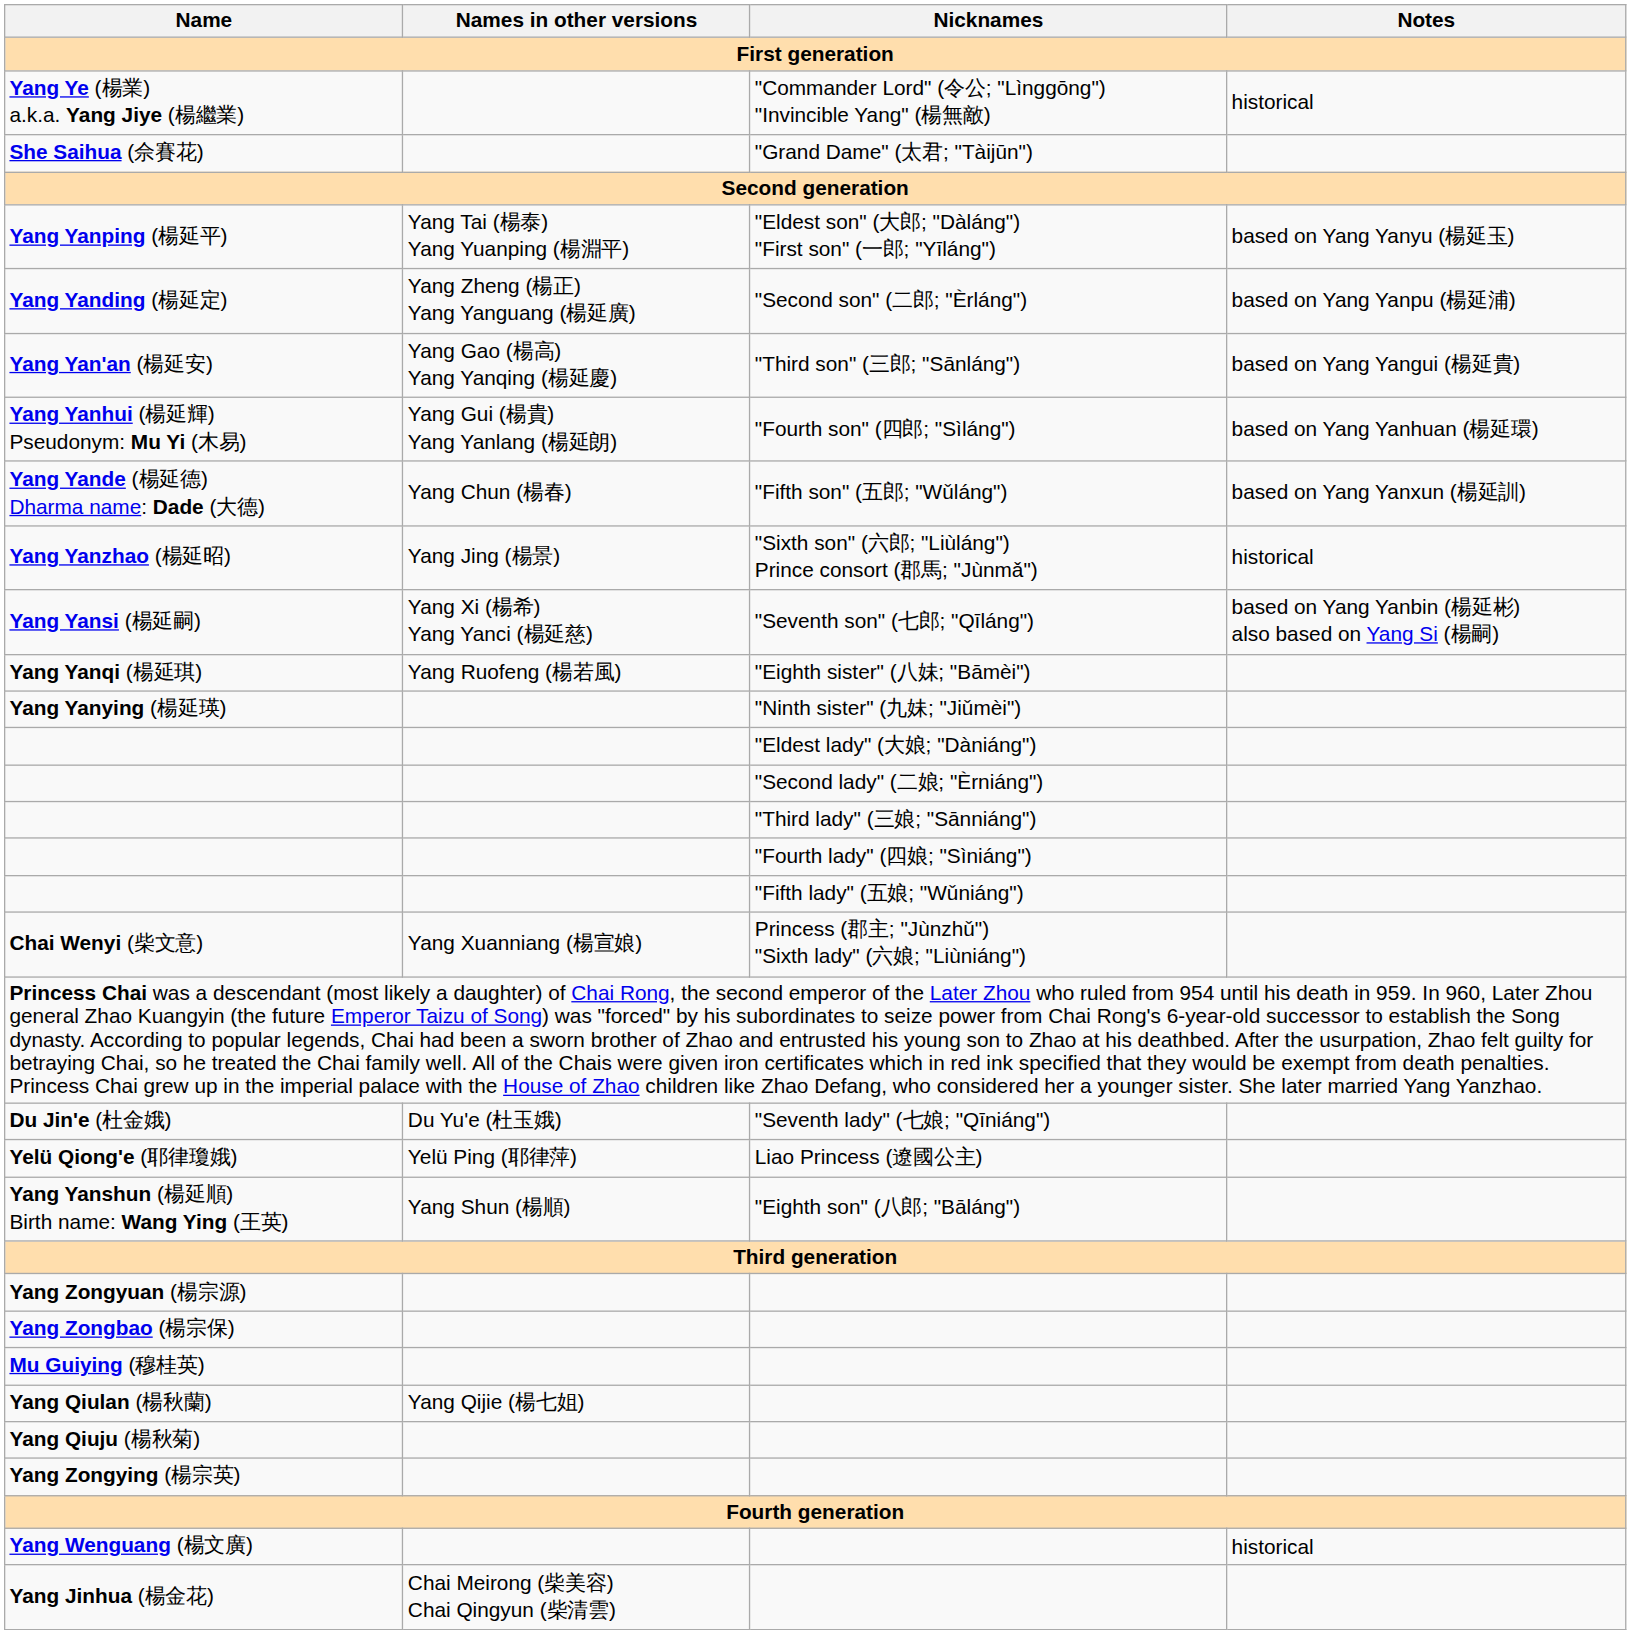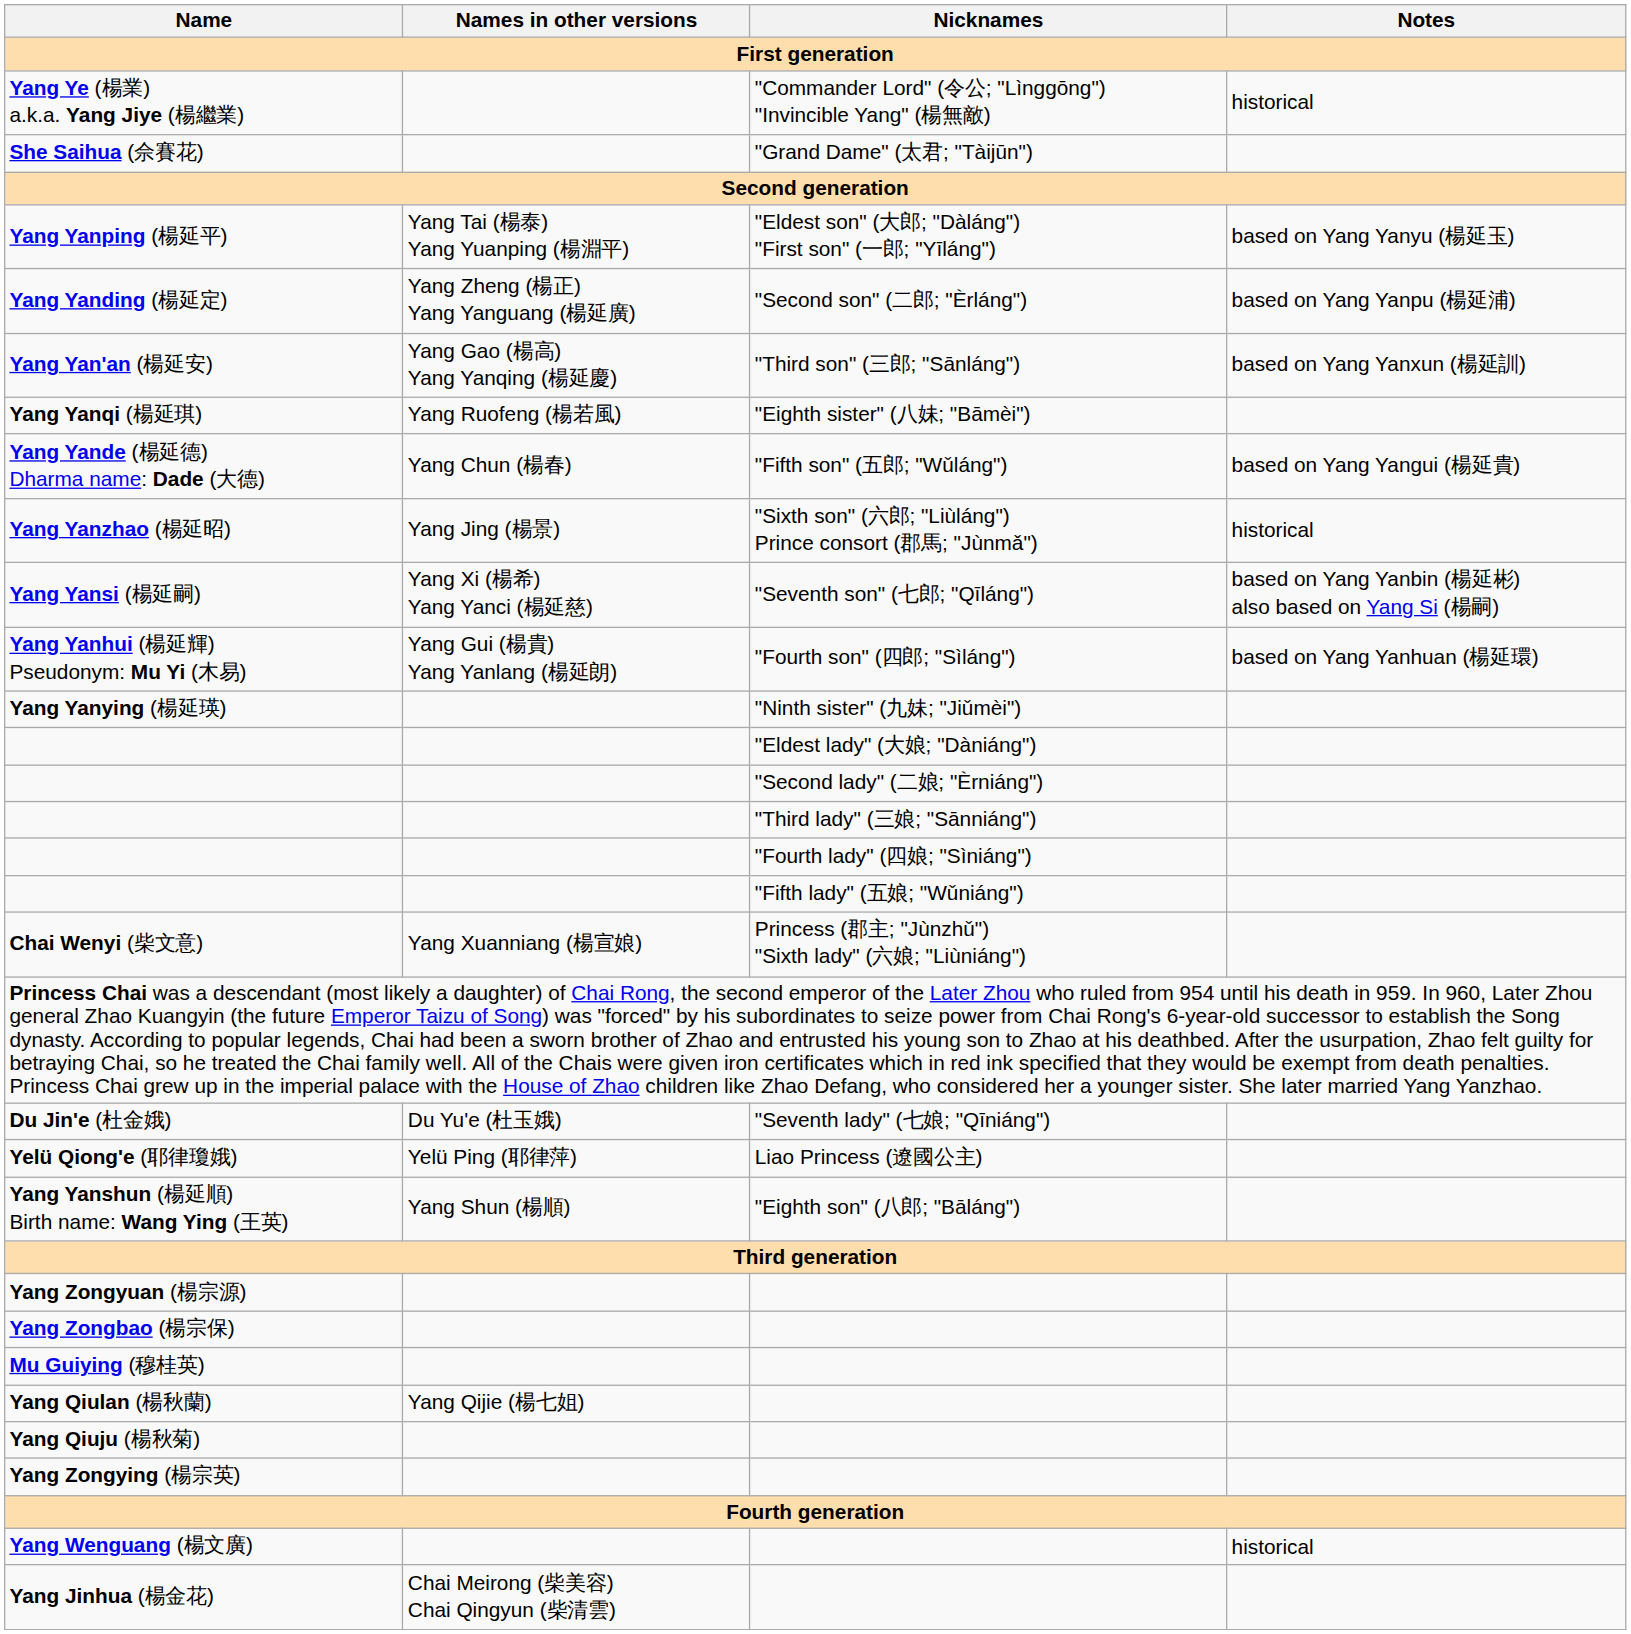(1376, 364) based on Yang Yangui (楊延貴) -> (1379, 364) based on Yang Yanxun (楊延訓)
rows swapped: (128, 428) <-> (106, 671)
(1379, 492) based on Yang Yanxun (楊延訓) -> (1376, 465) based on Yang Yangui (楊延貴)
